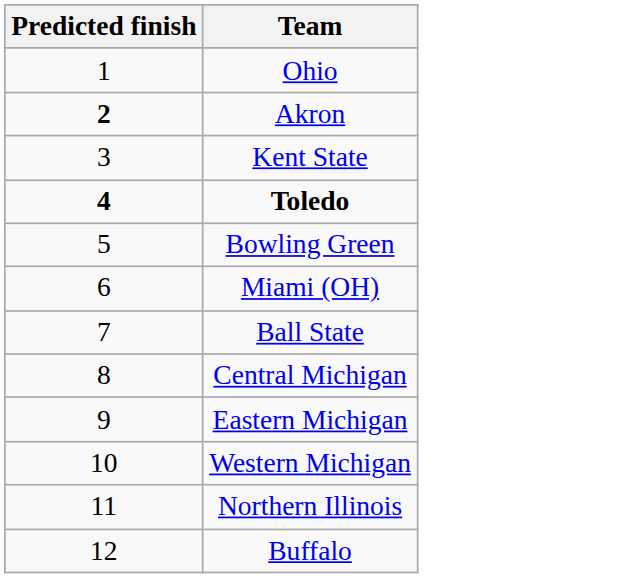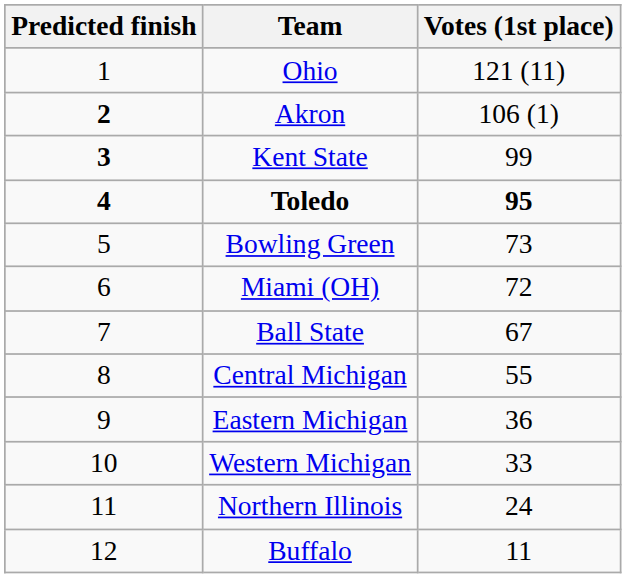+ column: (519, 26)
(104, 157) normal -> (104, 157) bold
